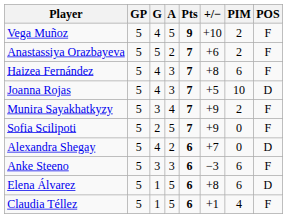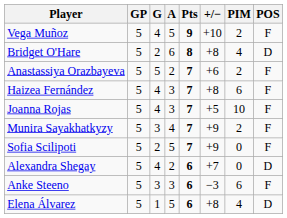+ row: (44, 52)
(268, 90) D -> (268, 109) F
(239, 185) 6 -> (239, 204) 4
- row: (42, 204)
